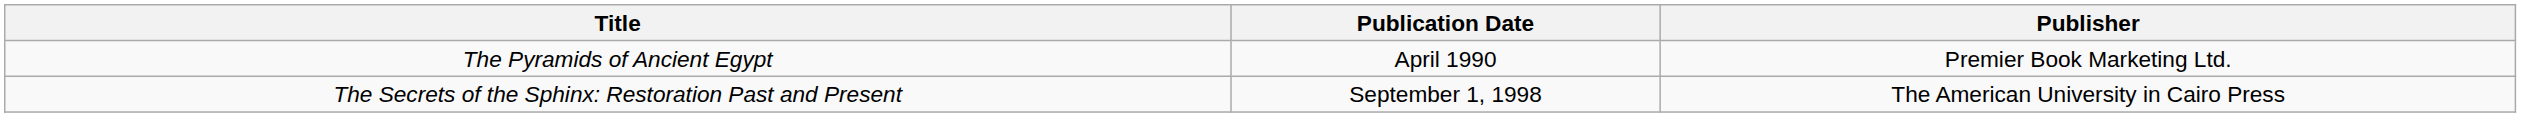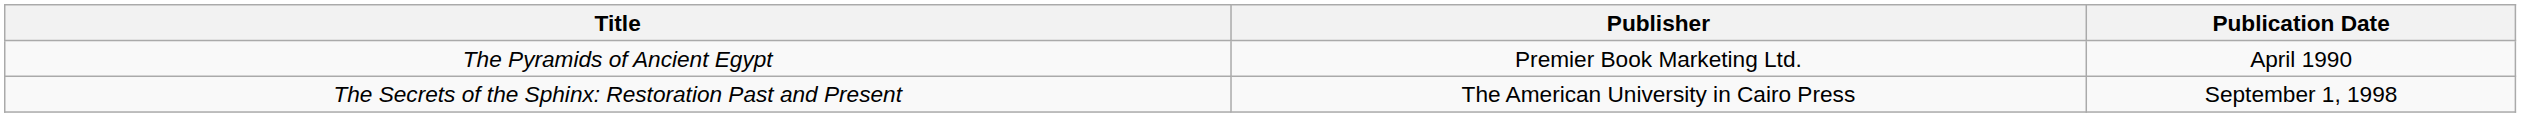columns swapped: (1446, 23) <-> (2088, 23)
